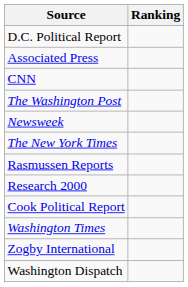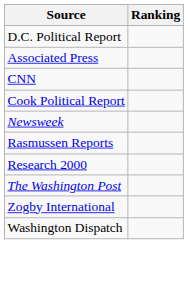rows swapped: (66, 206) <-> (64, 100)
- row: (62, 143)
- row: (56, 228)
